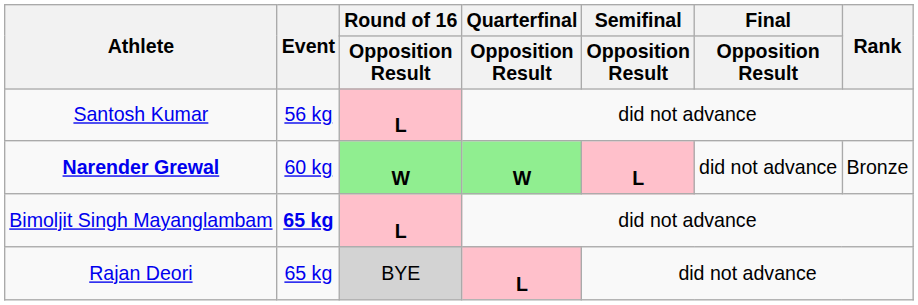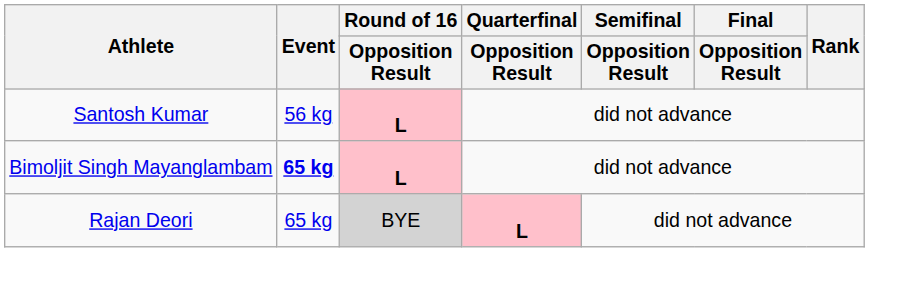- row: (141, 168)
